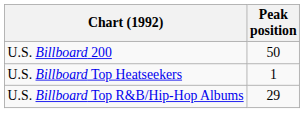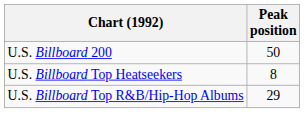(273, 74) 1 -> (273, 74) 8
